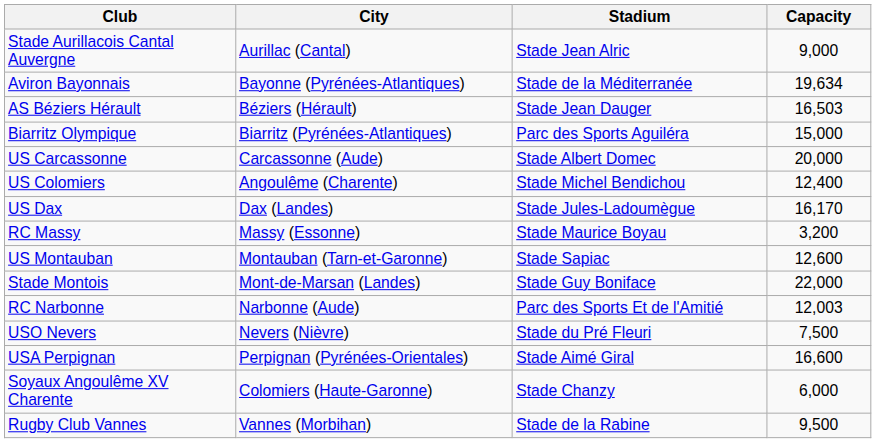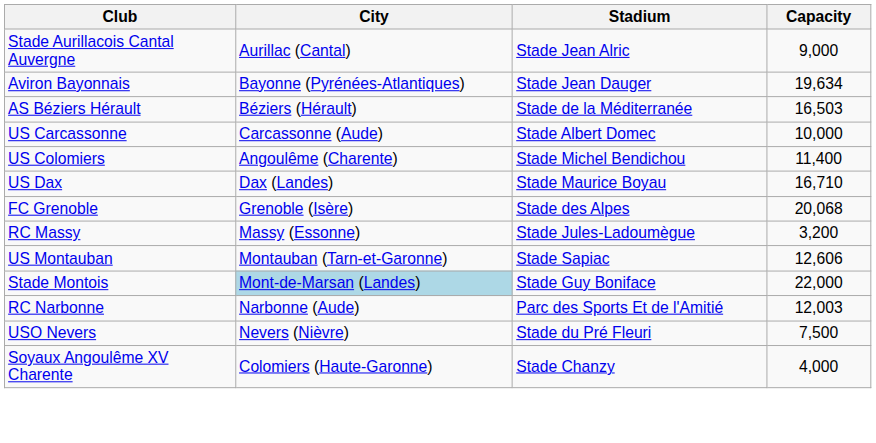(604, 84) Stade de la Méditerranée -> (584, 84) Stade Jean Dauger
(584, 109) Stade Jean Dauger -> (604, 109) Stade de la Méditerranée
- row: (72, 134)
(819, 158) 20,000 -> (819, 134) 10,000
(819, 183) 12,400 -> (819, 158) 11,400
(606, 208) Stade Jules-Ladoumègue -> (591, 183) Stade Maurice Boyau
(819, 208) 16,170 -> (819, 183) 16,710
+ row: (53, 208)
(591, 233) Stade Maurice Boyau -> (606, 233) Stade Jules-Ladoumègue
(819, 258) 12,600 -> (819, 258) 12,606
(330, 283) no background -> (330, 283) lightblue background
- row: (62, 357)
(819, 391) 6,000 -> (819, 366) 4,000
- row: (77, 425)
